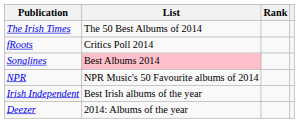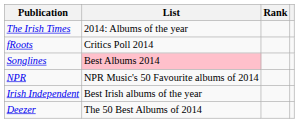(143, 28) The 50 Best Albums of 2014 -> (136, 28) 2014: Albums of the year
(136, 110) 2014: Albums of the year -> (143, 110) The 50 Best Albums of 2014
